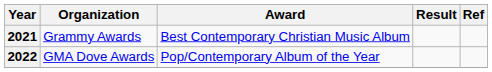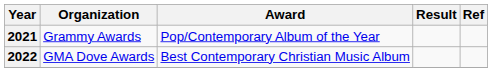(285, 36) Best Contemporary Christian Music Album -> (270, 36) Pop/Contemporary Album of the Year
(270, 57) Pop/Contemporary Album of the Year -> (285, 57) Best Contemporary Christian Music Album
